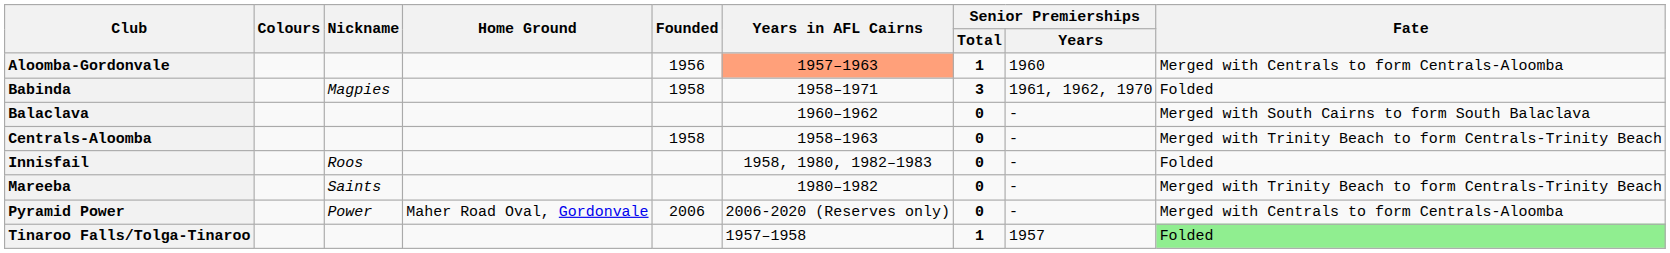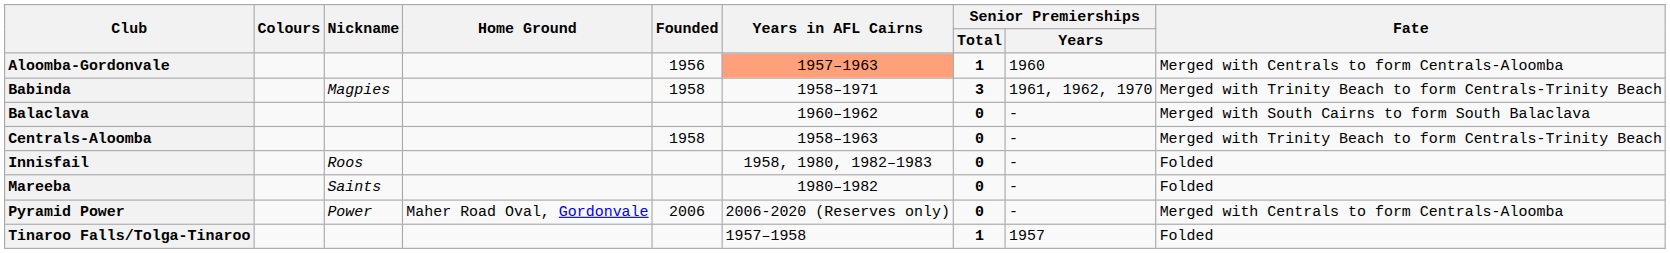(1187, 90) Folded -> (1411, 90) Merged with Trinity Beach to form Centrals-Trinity Beach
(1411, 187) Merged with Trinity Beach to form Centrals-Trinity Beach -> (1187, 187) Folded
(1187, 236) lightgreen background -> (1187, 236) no background
